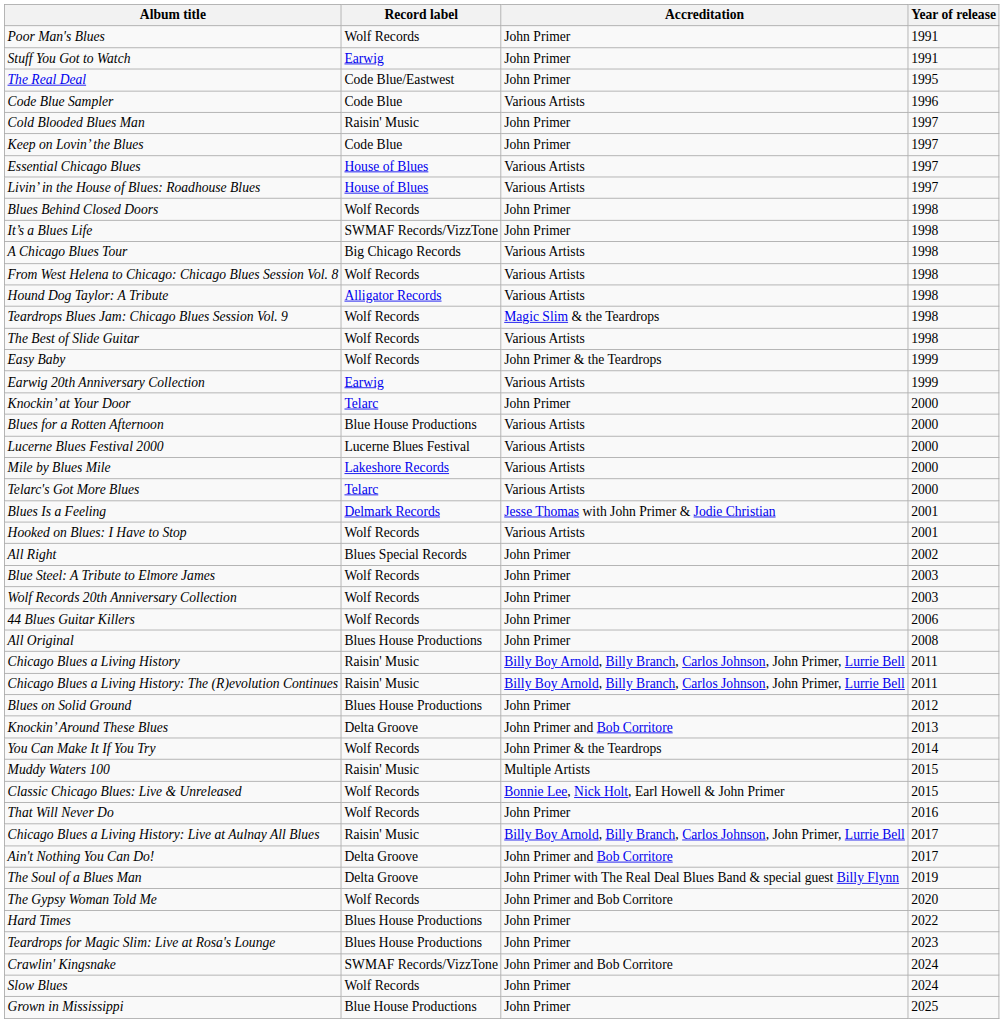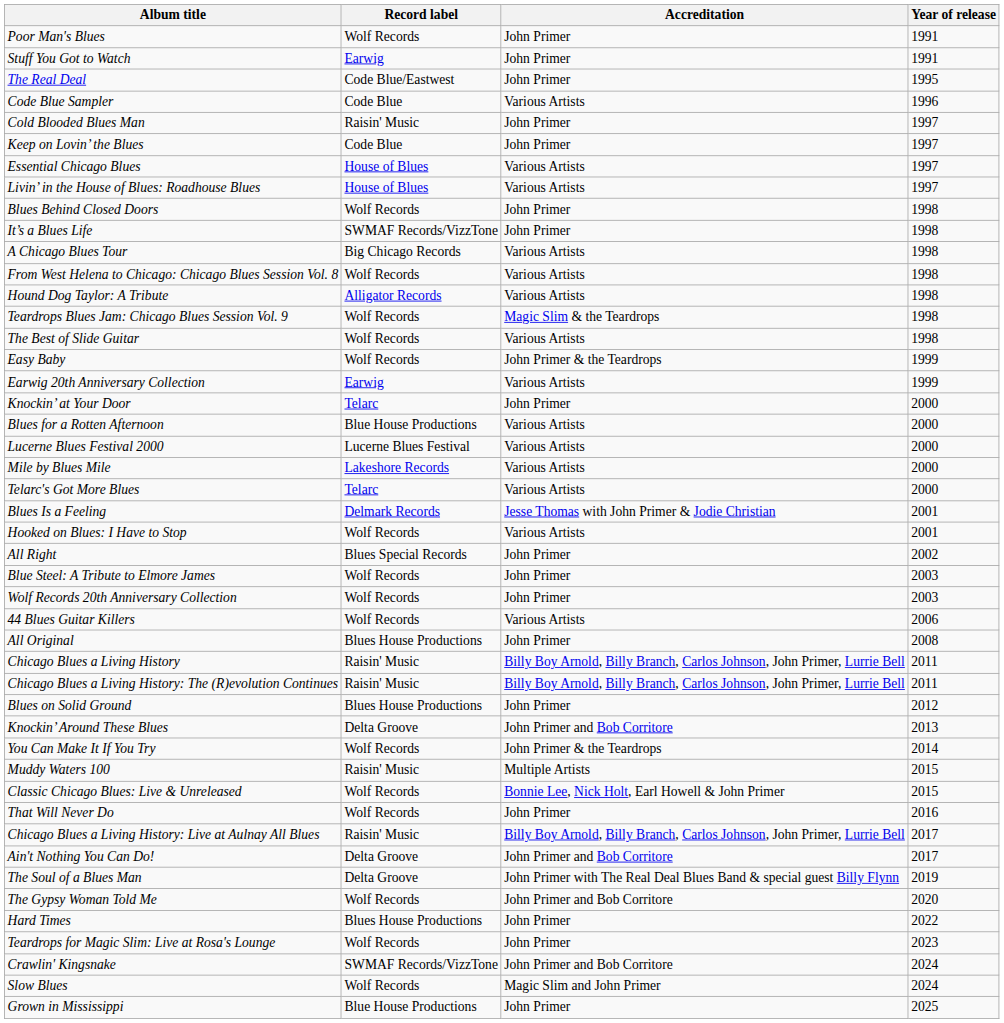(537, 619) John Primer -> (544, 619) Various Artists
(413, 942) Blues House Productions -> (382, 942) Wolf Records
(537, 985) John Primer -> (582, 985) Magic Slim and John Primer
